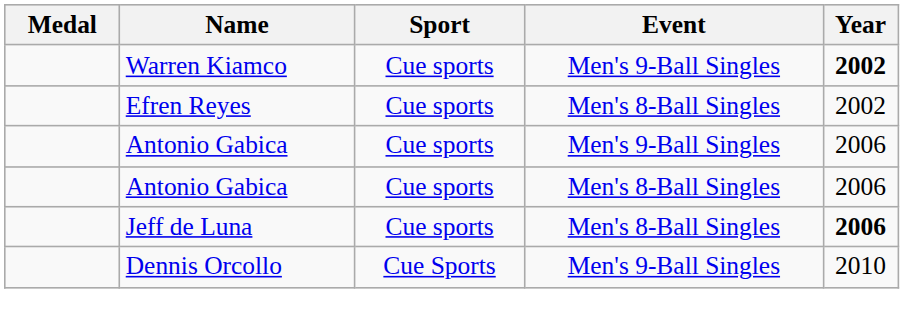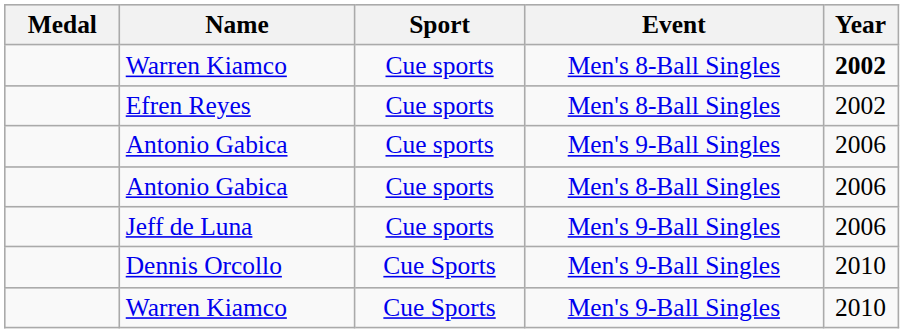(674, 65) Men's 9-Ball Singles -> (674, 65) Men's 8-Ball Singles
(674, 226) Men's 8-Ball Singles -> (674, 226) Men's 9-Ball Singles
(861, 226) bold -> (861, 226) normal
+ row: (206, 307)
